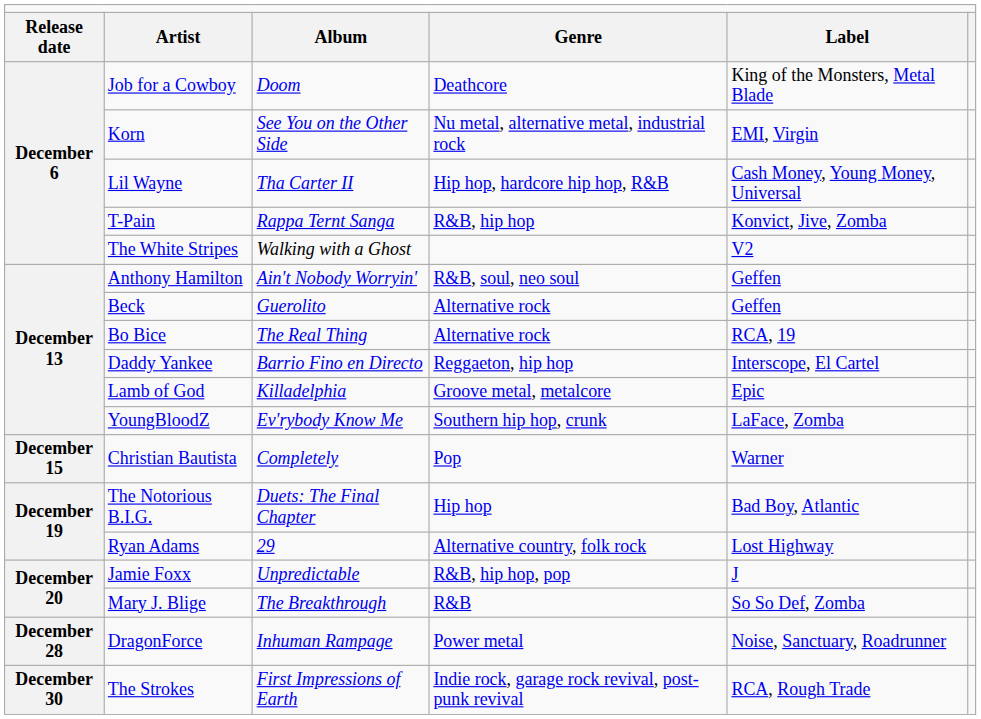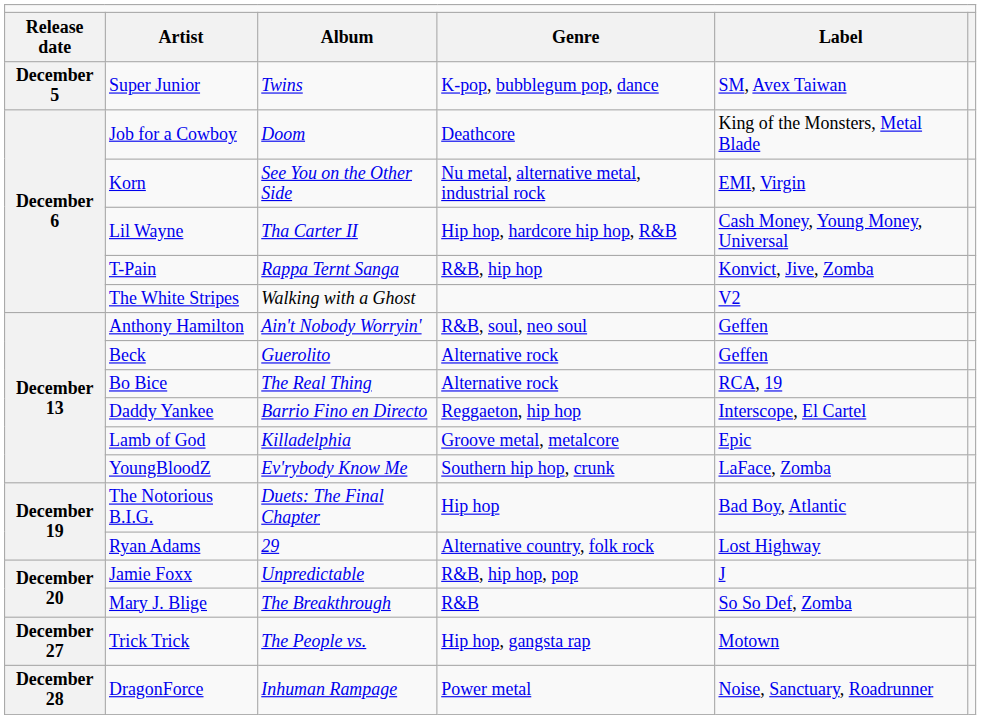+ row: (155, 85)
- row: (172, 458)
+ row: (149, 641)
- row: (151, 689)
